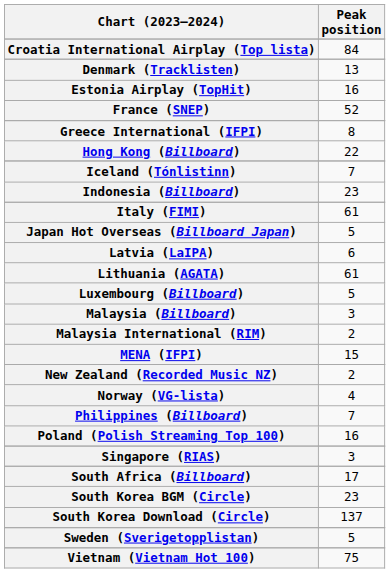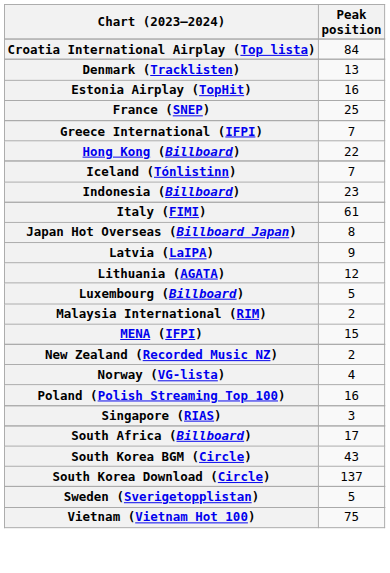(352, 110) 52 -> (352, 110) 25
(352, 131) 8 -> (352, 131) 7
(352, 232) 5 -> (352, 232) 8
(352, 253) 6 -> (352, 253) 9
(352, 273) 61 -> (352, 273) 12
- row: (161, 314)
- row: (161, 416)
(352, 497) 23 -> (352, 456) 43
